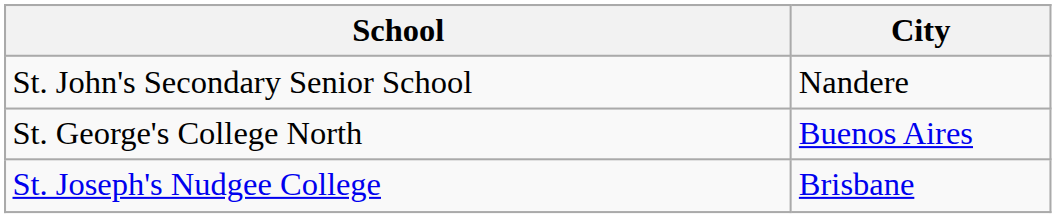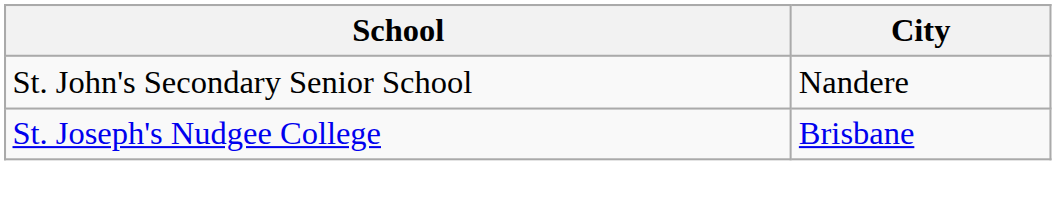- row: (187, 133)
